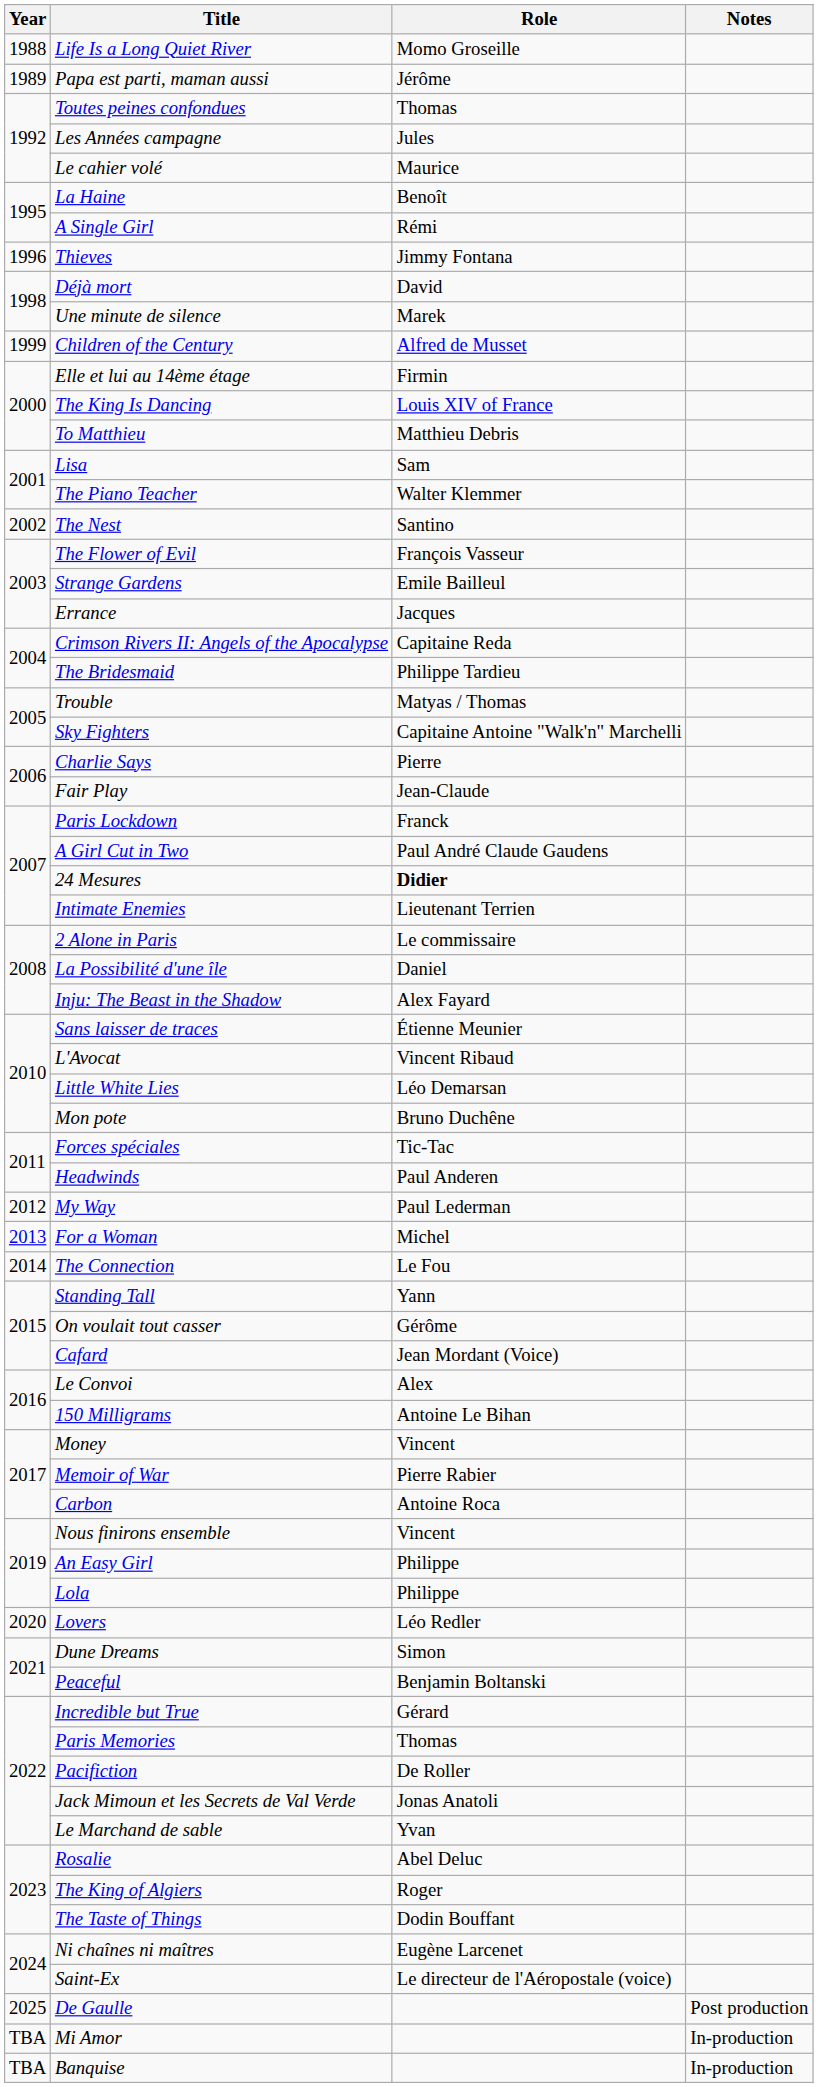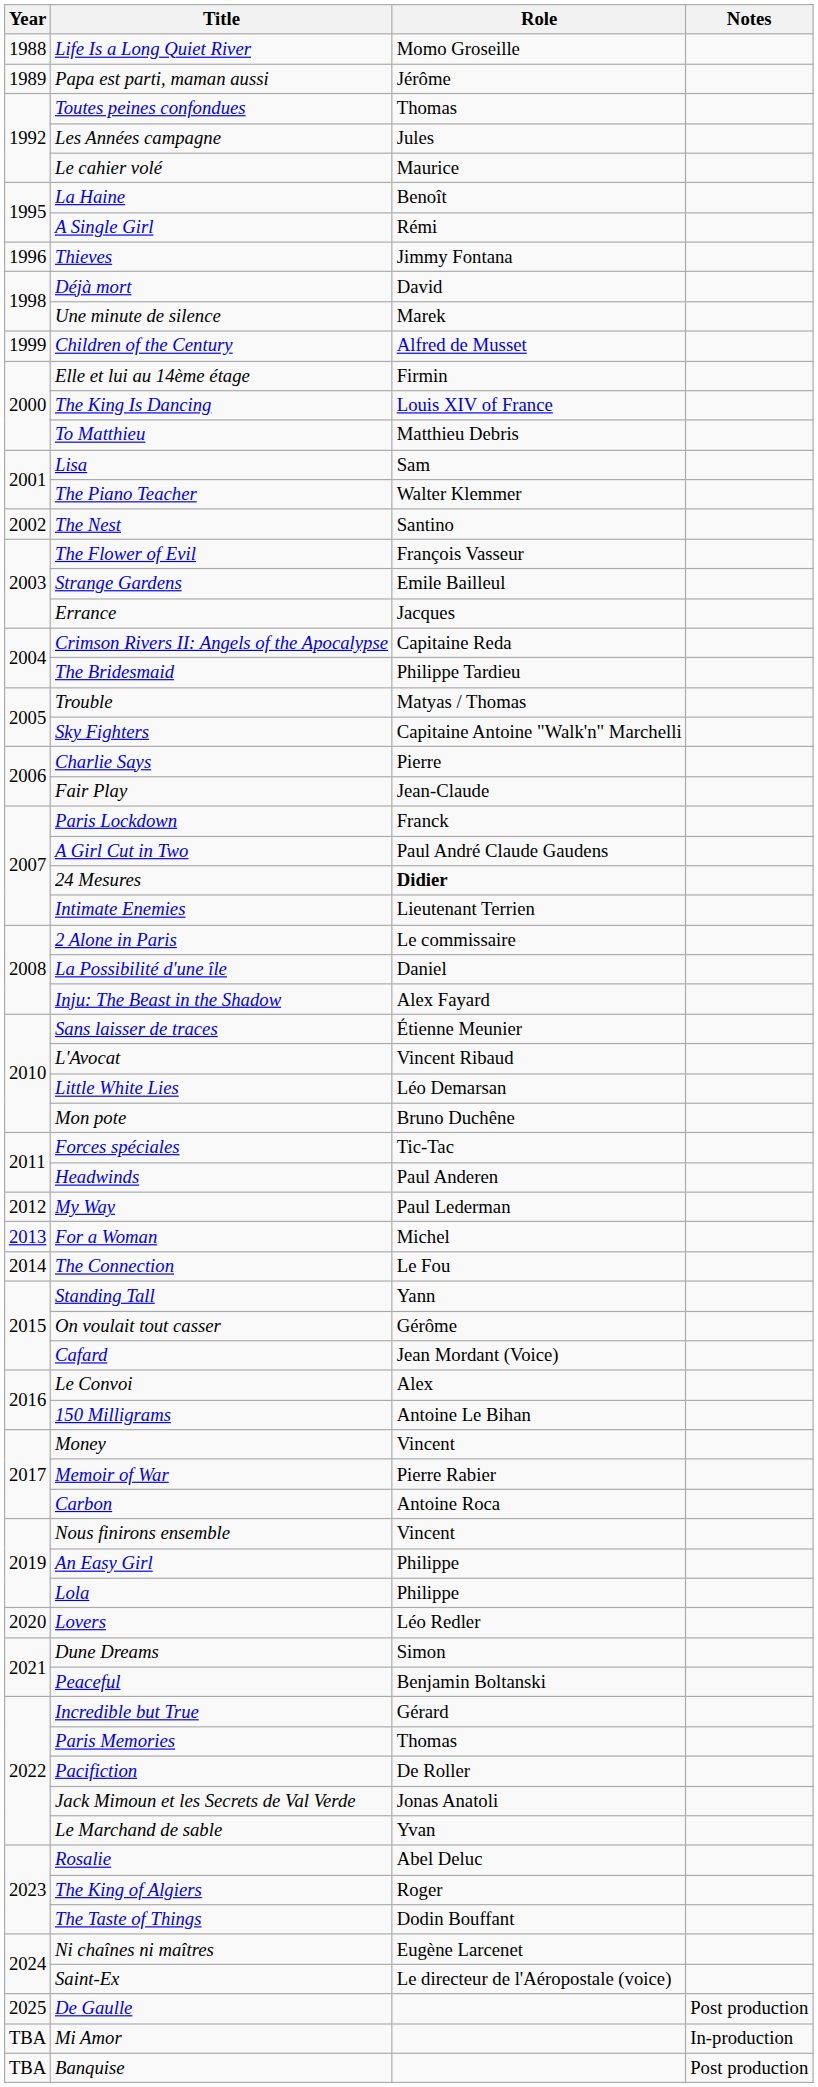(742, 2067) In-production -> (749, 2067) Post production
